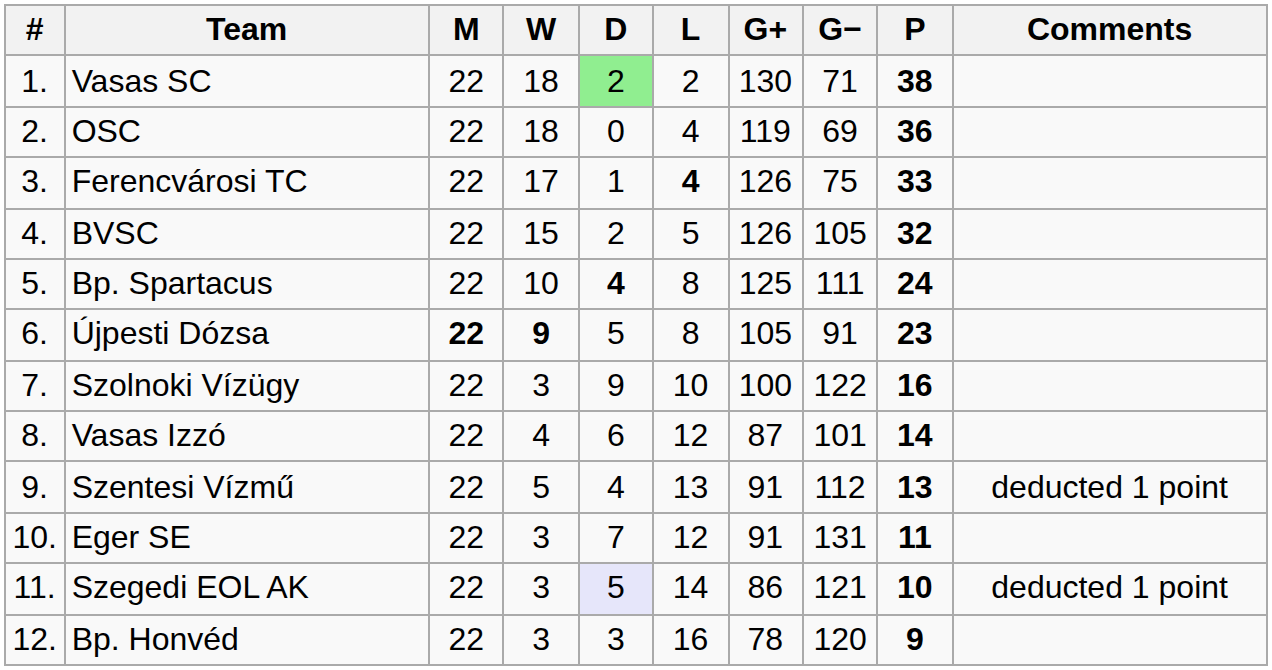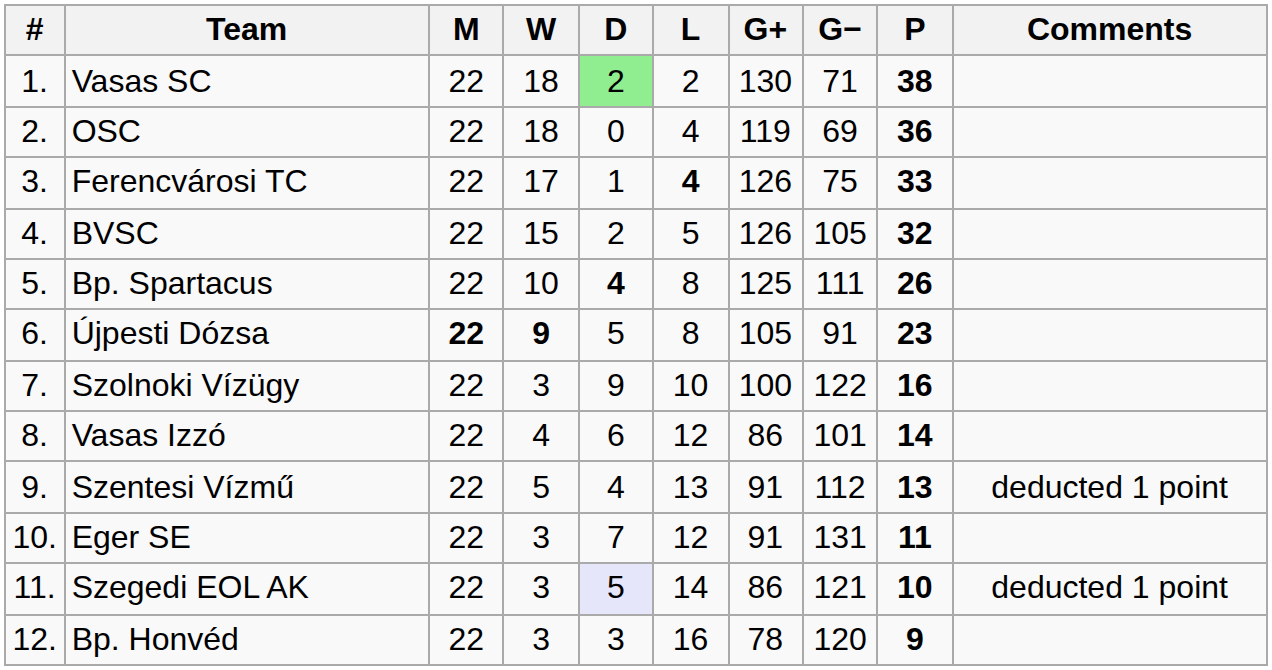(915, 283) 24 -> (915, 283) 26
(765, 435) 87 -> (765, 435) 86
